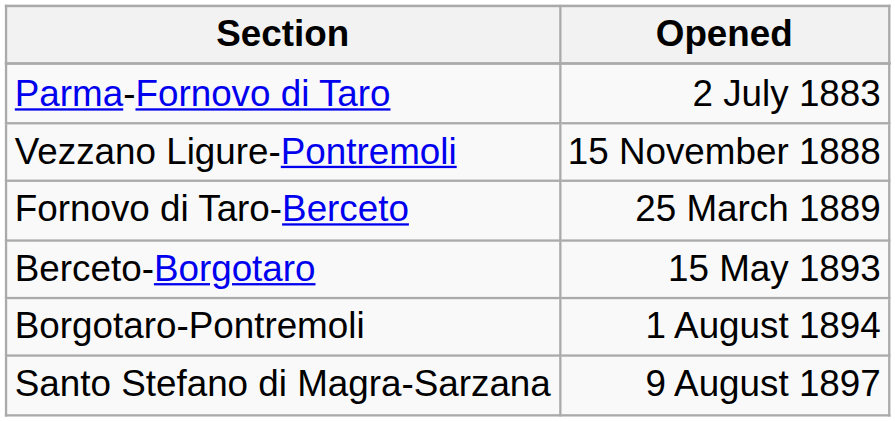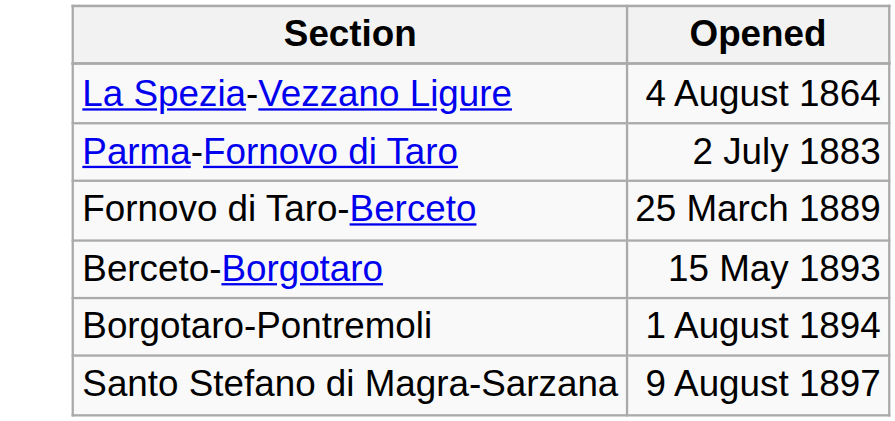+ row: (297, 92)
- row: (236, 151)
